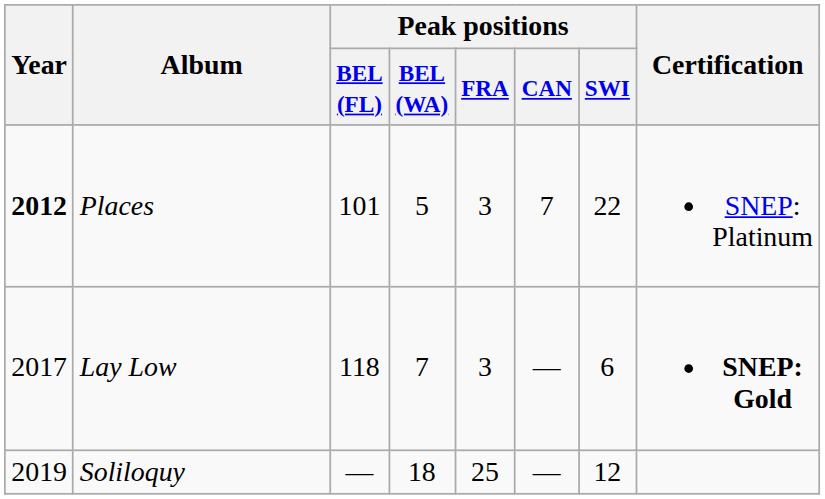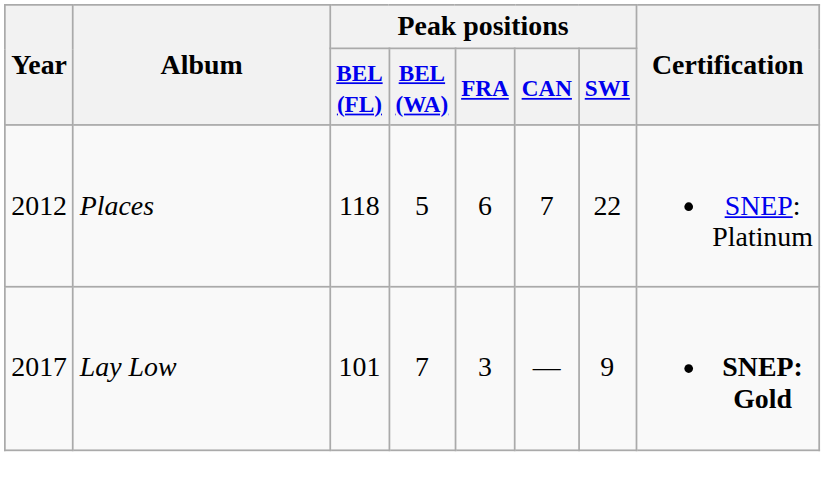(39, 205) bold -> (39, 205) normal
(359, 205) 101 -> (359, 205) 118
(485, 205) 3 -> (485, 205) 6
(359, 367) 118 -> (359, 367) 101
(607, 367) 6 -> (607, 367) 9
- row: (132, 471)
